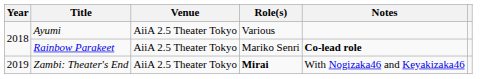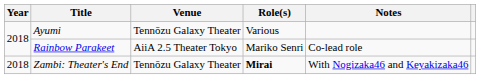(185, 30) AiiA 2.5 Theater Tokyo -> (187, 30) Tennōzu Galaxy Theater
(333, 47) bold -> (335, 47) normal
(18, 64) 2019 -> (18, 64) 2018
(185, 64) AiiA 2.5 Theater Tokyo -> (187, 64) Tennōzu Galaxy Theater
